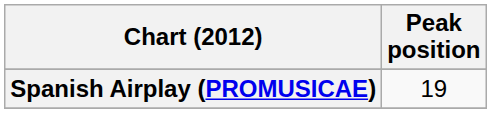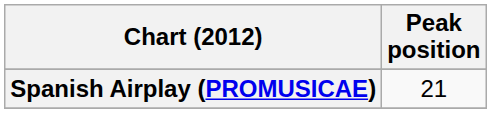(434, 88) 19 -> (434, 88) 21
